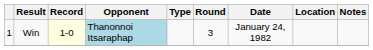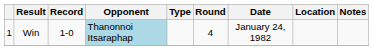(67, 32) lightyellow background -> (67, 32) no background
(210, 32) 3 -> (210, 32) 4
